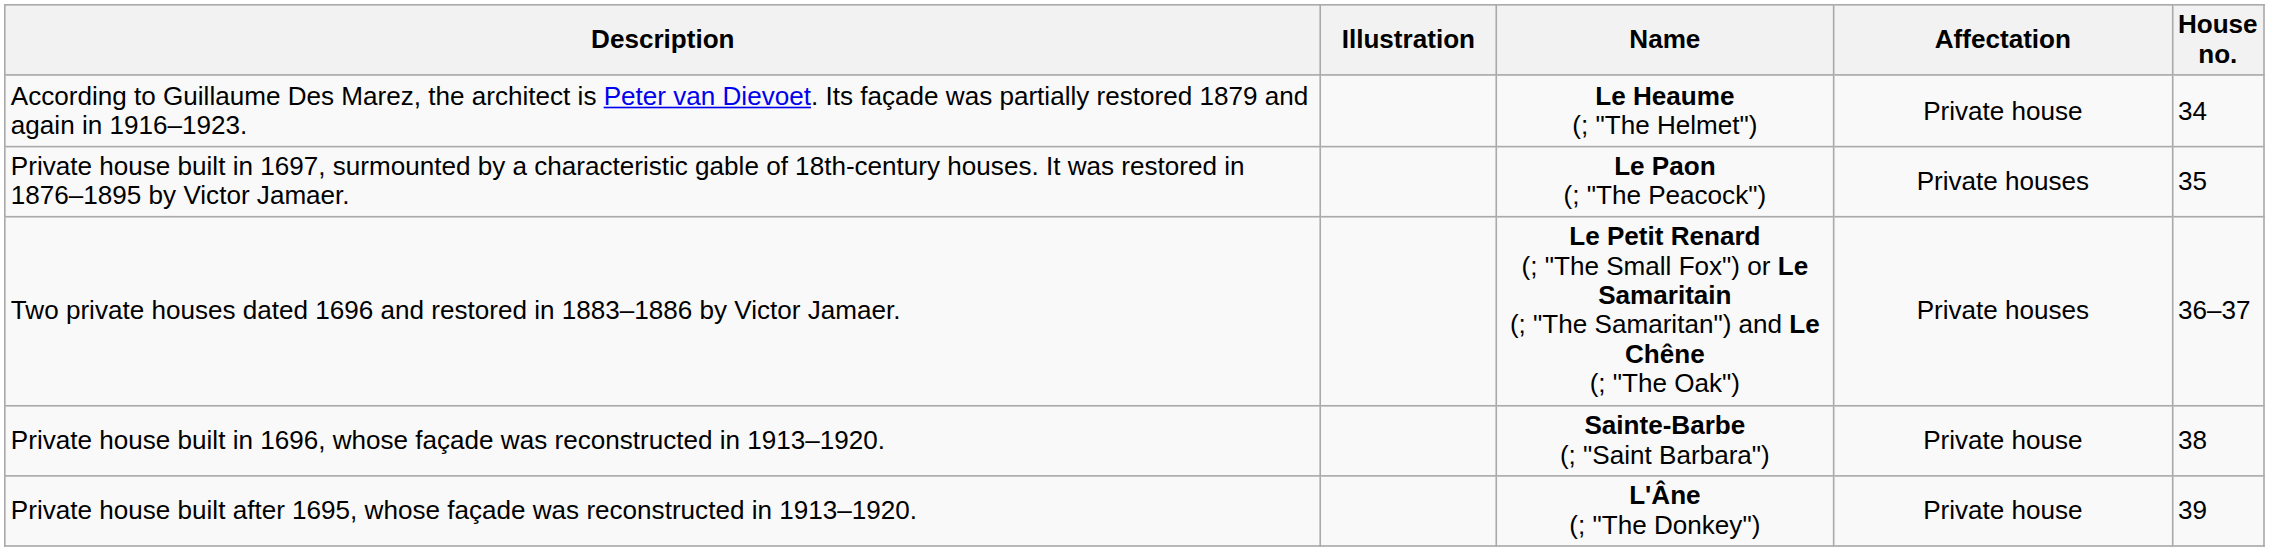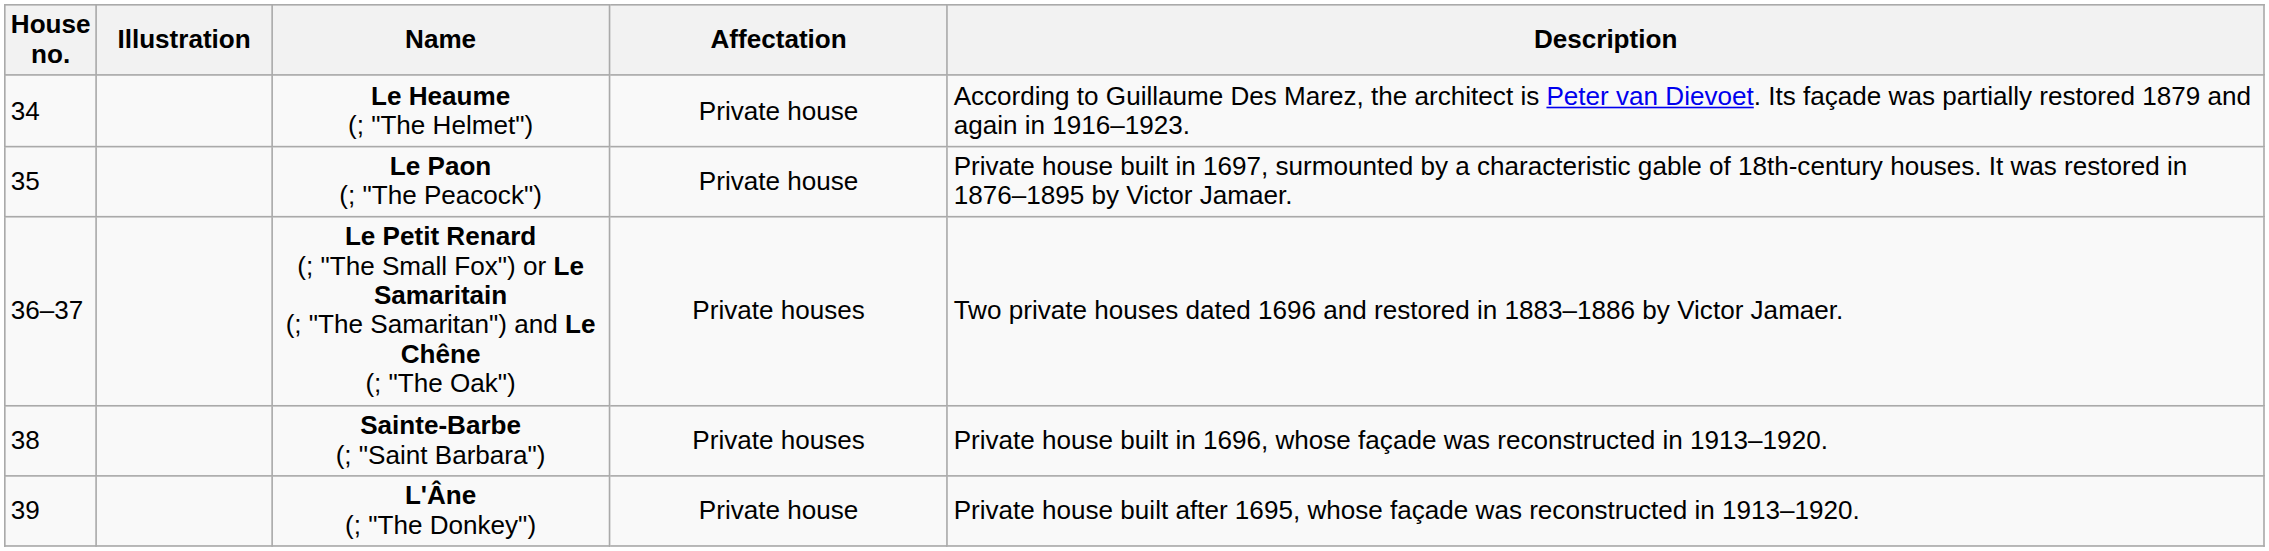columns swapped: (2218, 39) <-> (663, 39)
(2003, 181) Private houses -> (779, 181) Private house
(2003, 440) Private house -> (779, 440) Private houses
